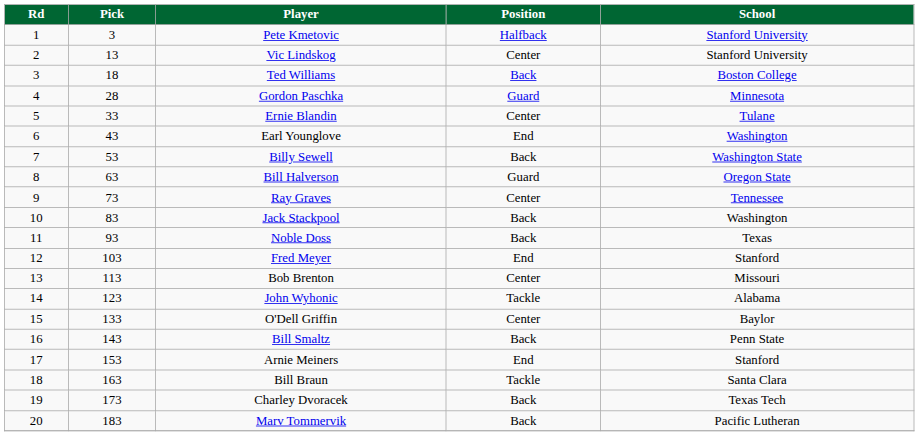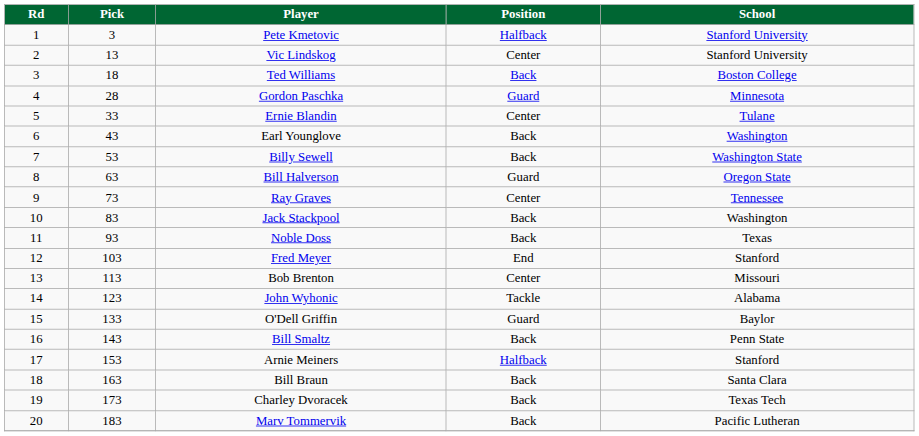(523, 136) End -> (523, 136) Back
(523, 319) Center -> (523, 319) Guard
(523, 359) End -> (523, 359) Halfback
(523, 380) Tackle -> (523, 380) Back
